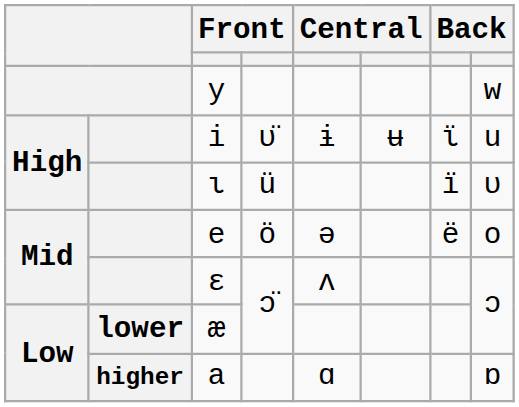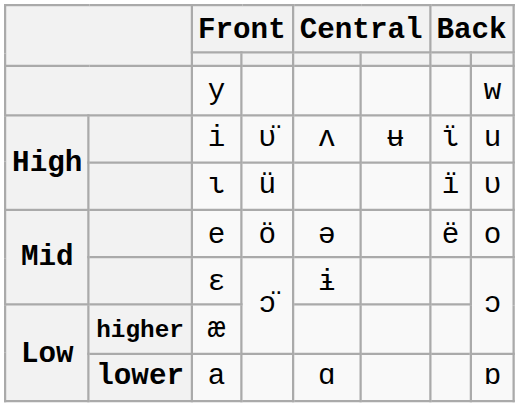(327, 138) ɨ -> (327, 138) ʌ
(327, 281) ʌ -> (327, 281) ɨ
(140, 329) lower -> (140, 330) higher
(140, 378) higher -> (140, 377) lower
